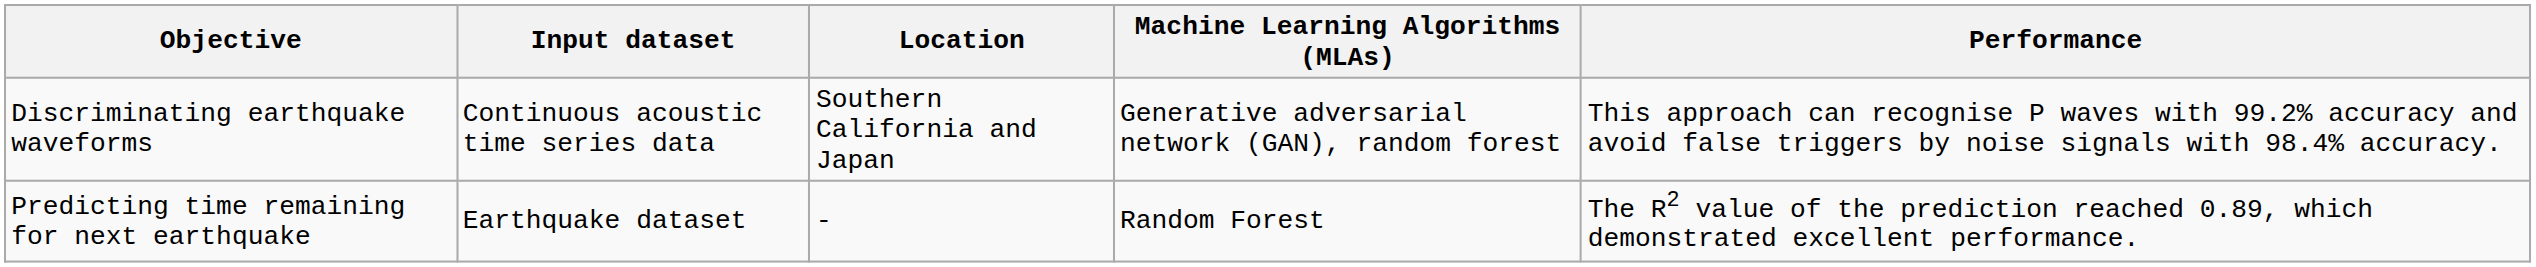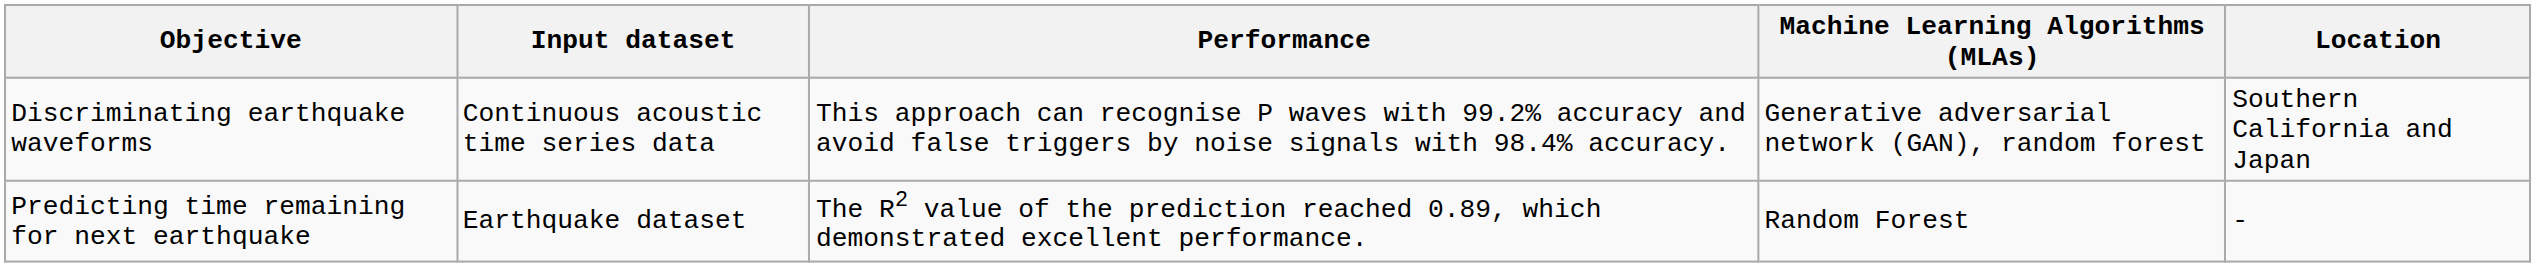columns swapped: (962, 42) <-> (2056, 42)
